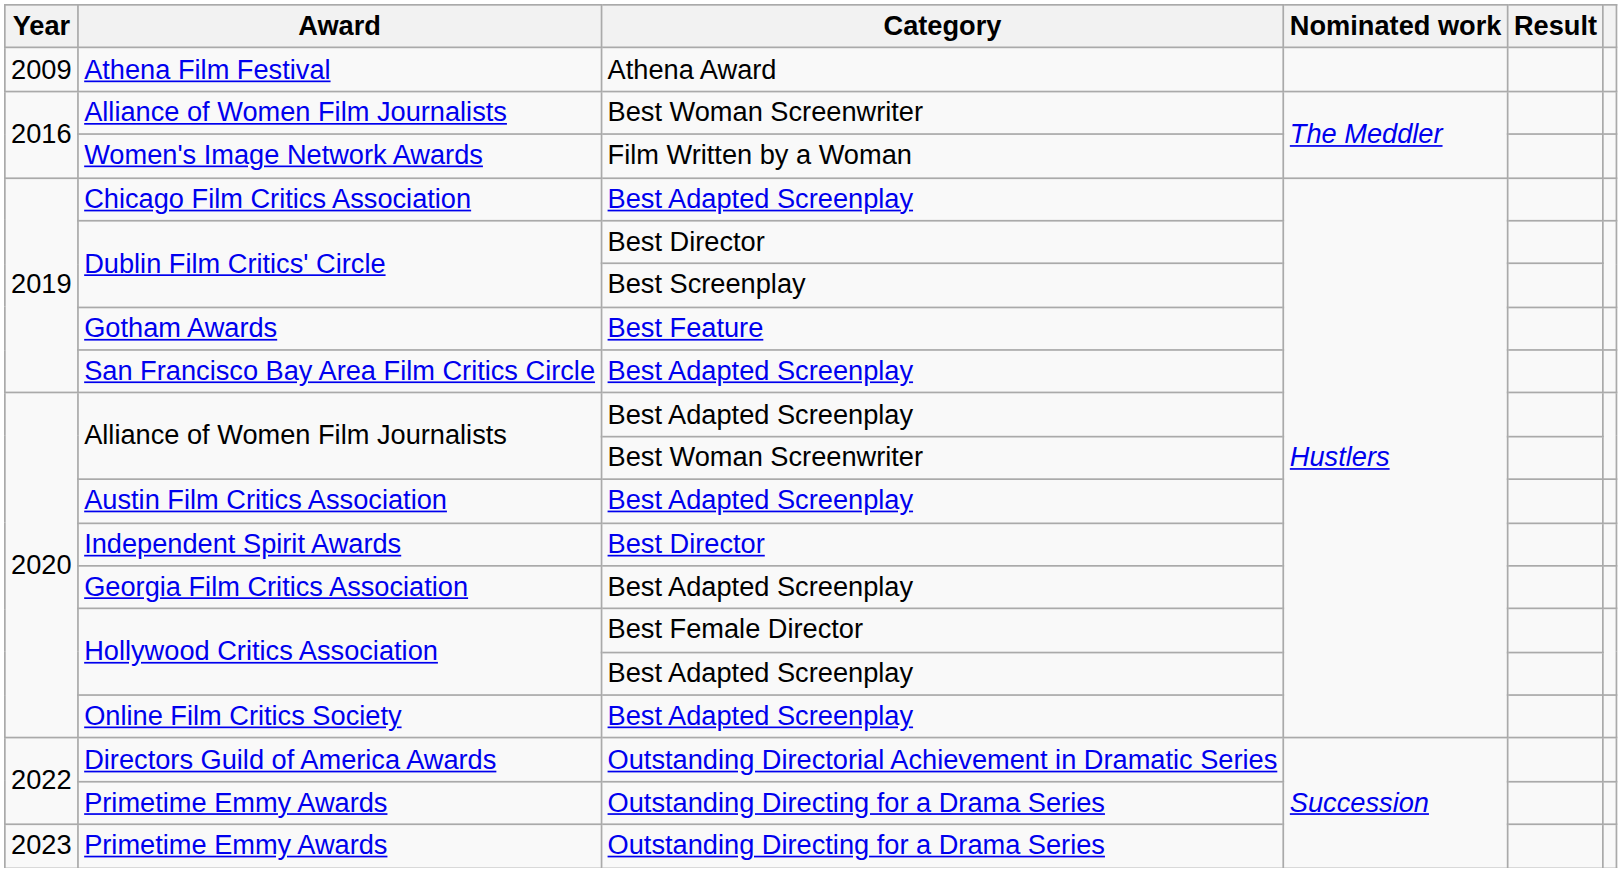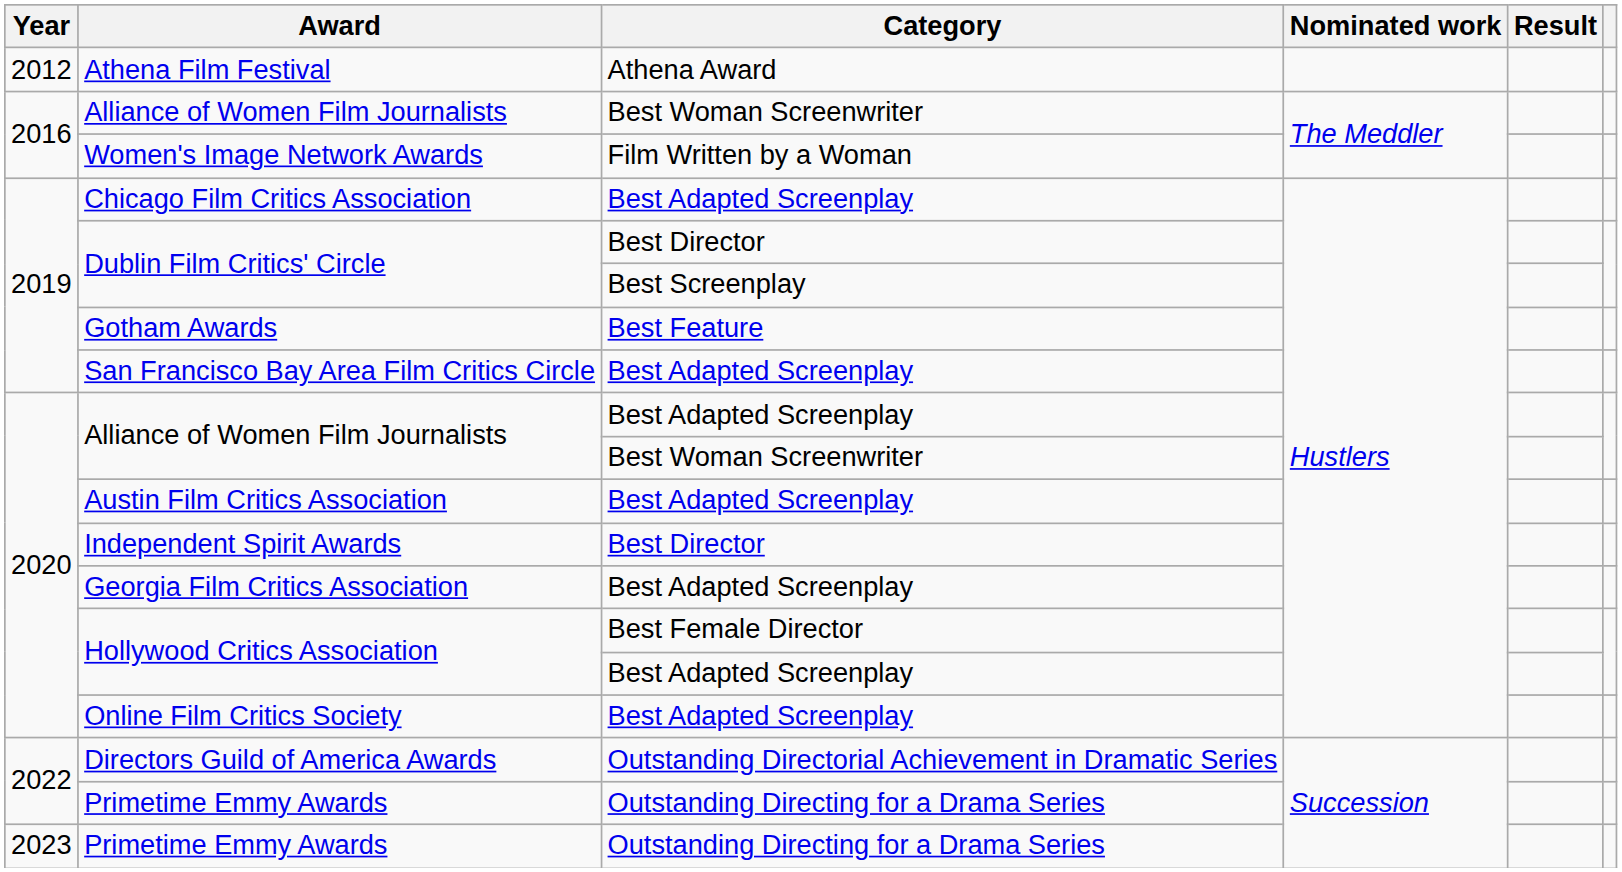(41, 69) 2009 -> (41, 69) 2012
